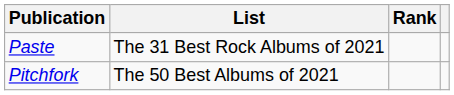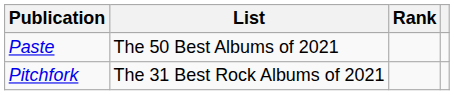(249, 47) The 31 Best Rock Albums of 2021 -> (226, 47) The 50 Best Albums of 2021
(226, 75) The 50 Best Albums of 2021 -> (249, 75) The 31 Best Rock Albums of 2021
